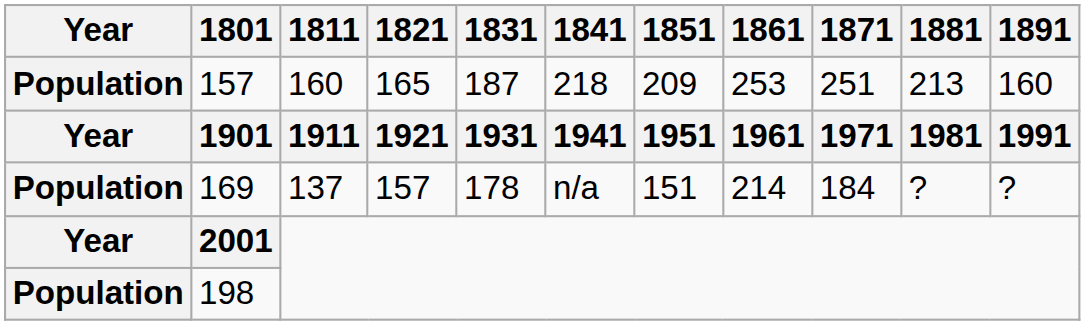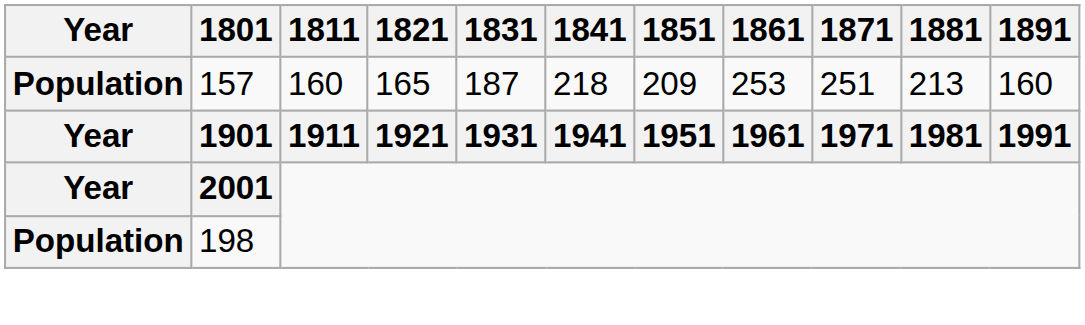- row: (227, 188)
